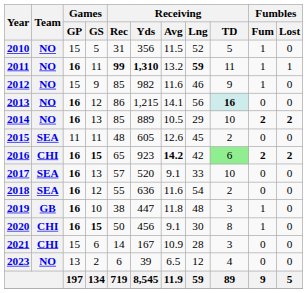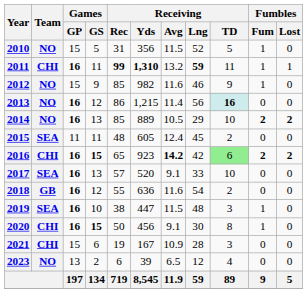(48, 66) NO -> (48, 66) CHI
(173, 102) 14.1 -> (173, 102) 11.4
(173, 137) 12.6 -> (173, 137) 12.4
(48, 191) SEA -> (48, 191) GB
(48, 208) GB -> (48, 208) SEA
(173, 208) 11.8 -> (173, 208) 11.5
(119, 244) 14 -> (119, 244) 19
